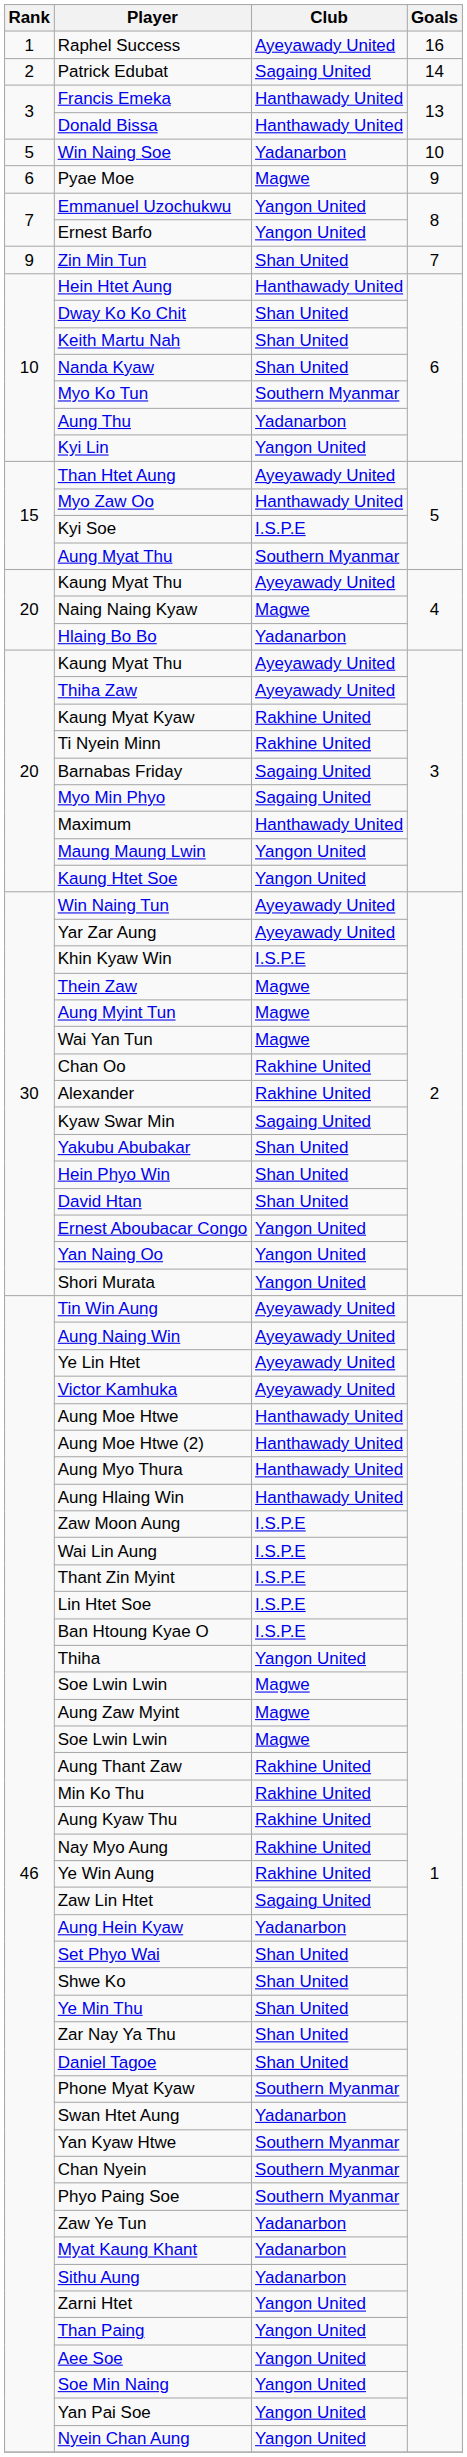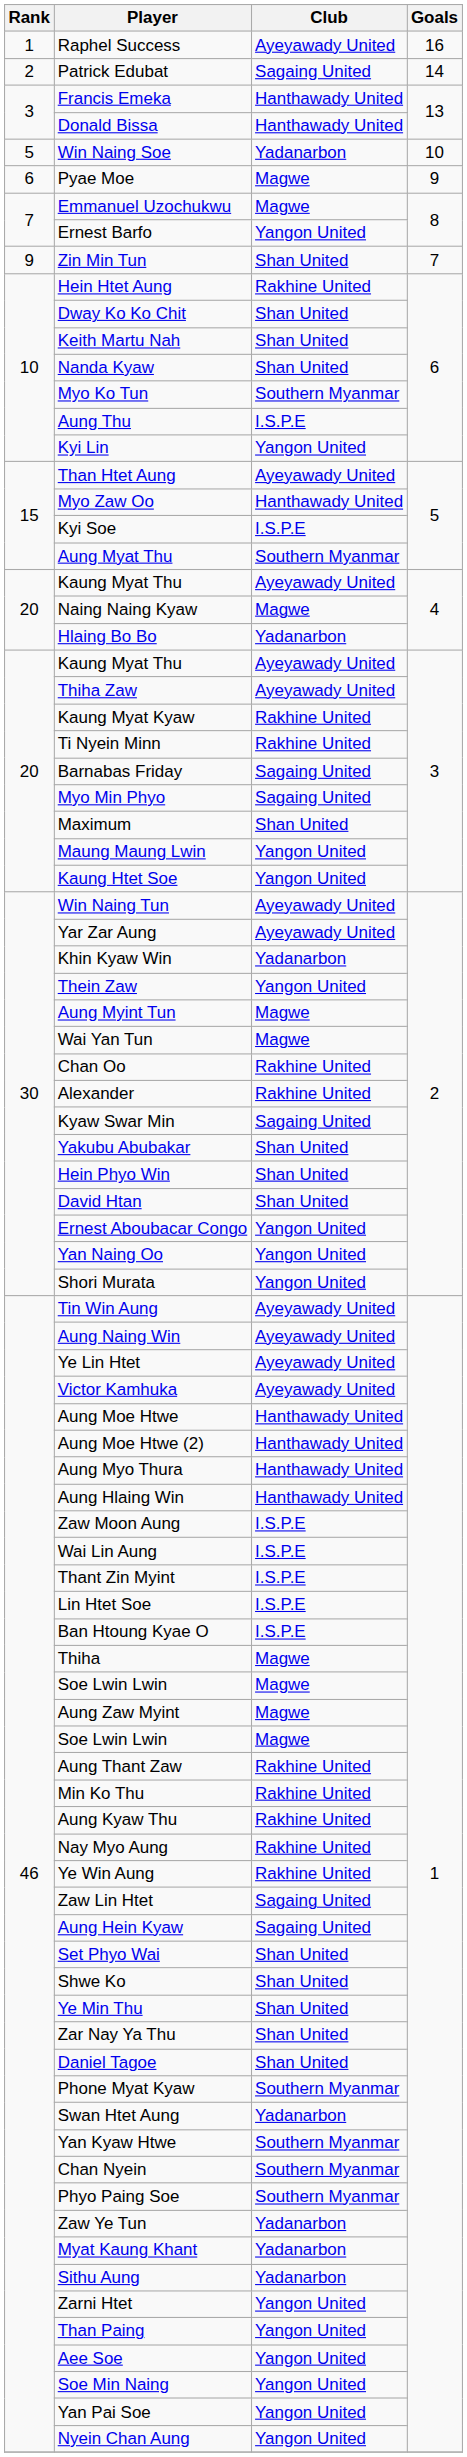(311, 206) Yangon United -> (282, 206) Magwe
(329, 286) Hanthawady United -> (313, 286) Rakhine United
(301, 421) Yadanarbon -> (280, 421) I.S.P.E
(329, 824) Hanthawady United -> (302, 824) Shan United
(280, 959) I.S.P.E -> (301, 959) Yadanarbon
(282, 986) Magwe -> (311, 986) Yangon United
(311, 1658) Yangon United -> (282, 1658) Magwe
(301, 1927) Yadanarbon -> (313, 1927) Sagaing United
